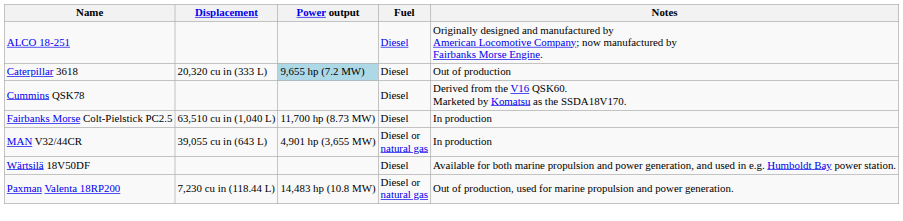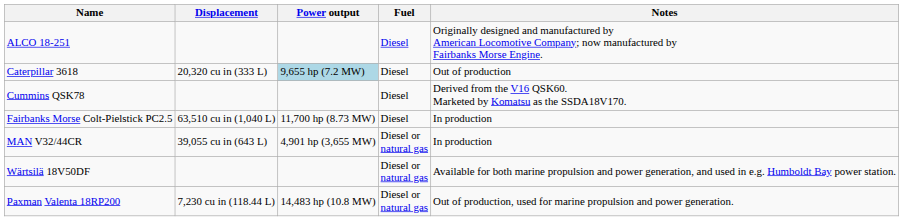(395, 165) Diesel -> (404, 171) Diesel or natural gas
